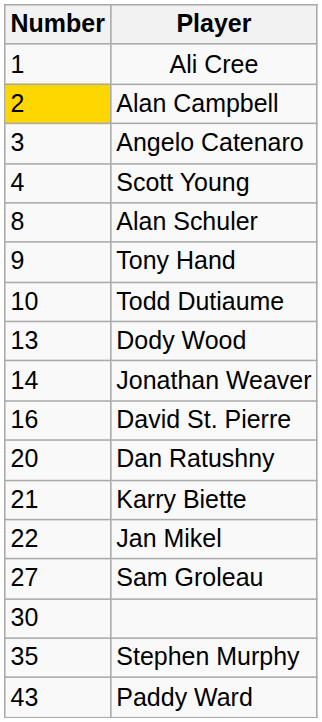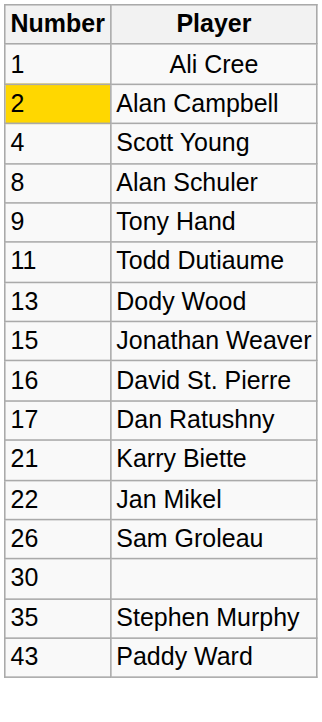- row: (210, 143)
(24, 301) 10 -> (23, 261) 11
(24, 380) 14 -> (24, 340) 15
(24, 459) 20 -> (24, 420) 17
(24, 578) 27 -> (24, 538) 26
